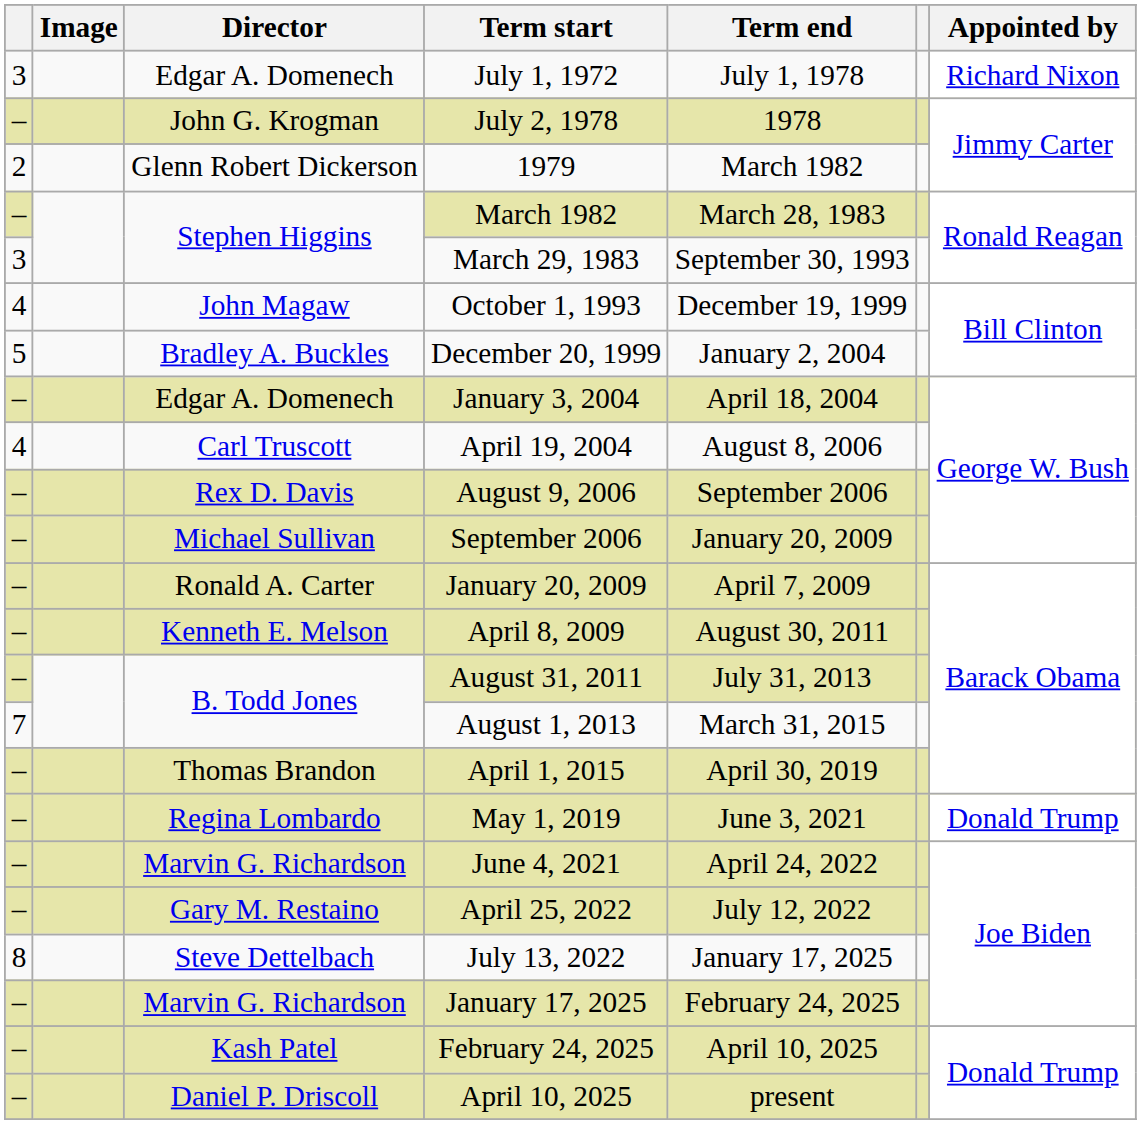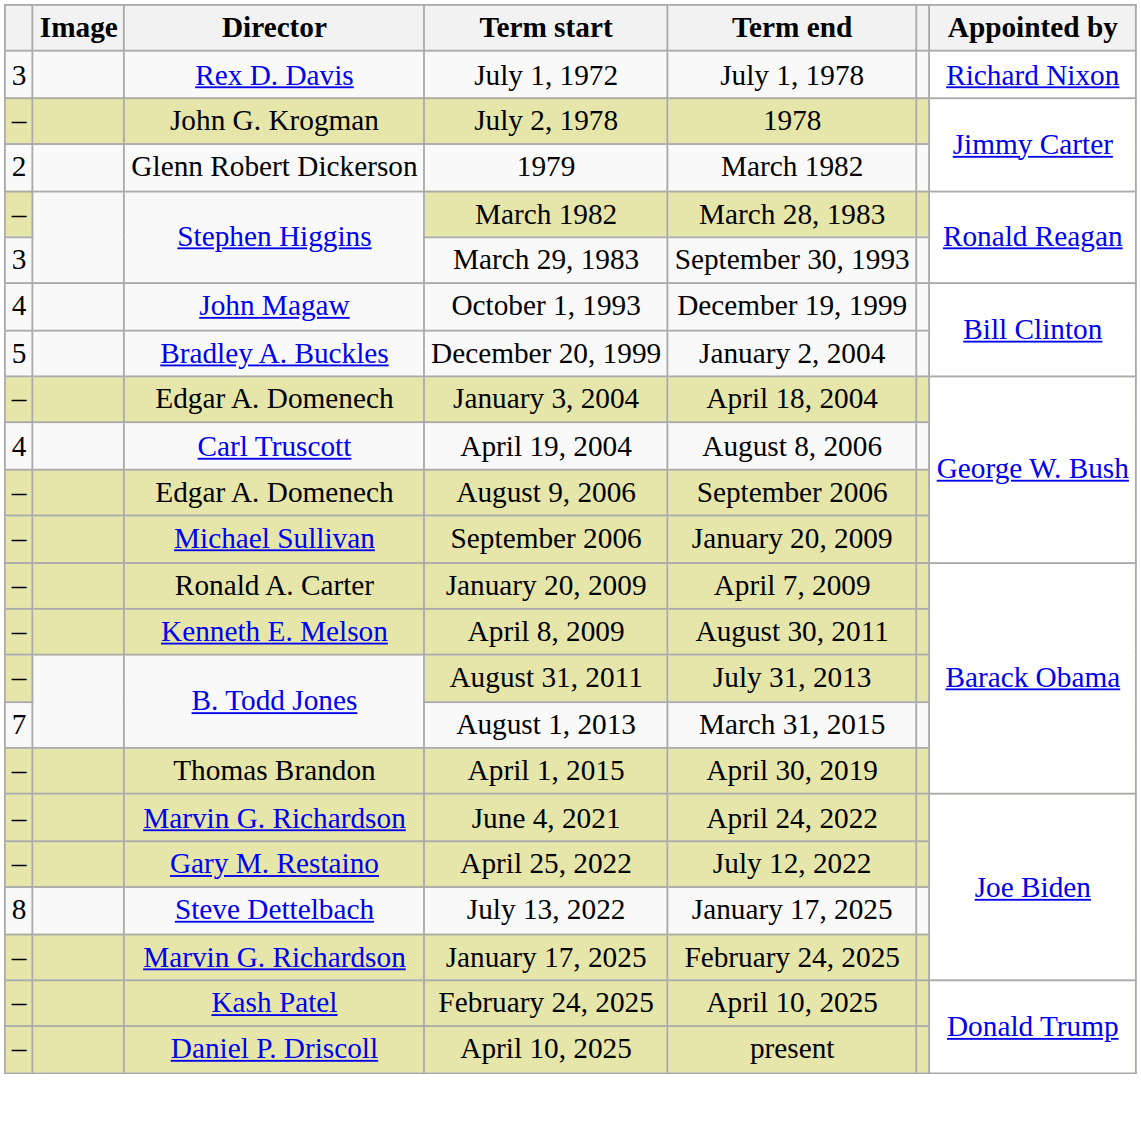(274, 74) Edgar A. Domenech -> (274, 74) Rex D. Davis
(274, 492) Rex D. Davis -> (274, 492) Edgar A. Domenech
- row: (546, 817)
